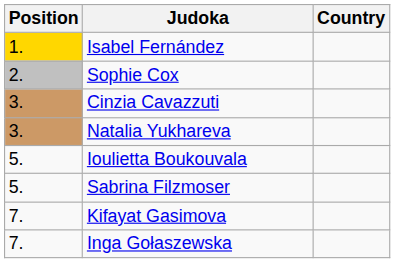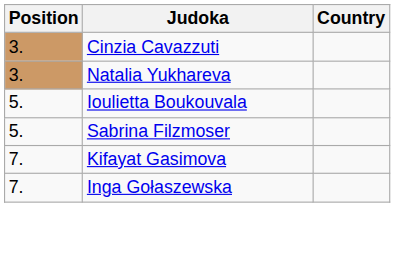- row: (156, 46)
- row: (133, 74)
